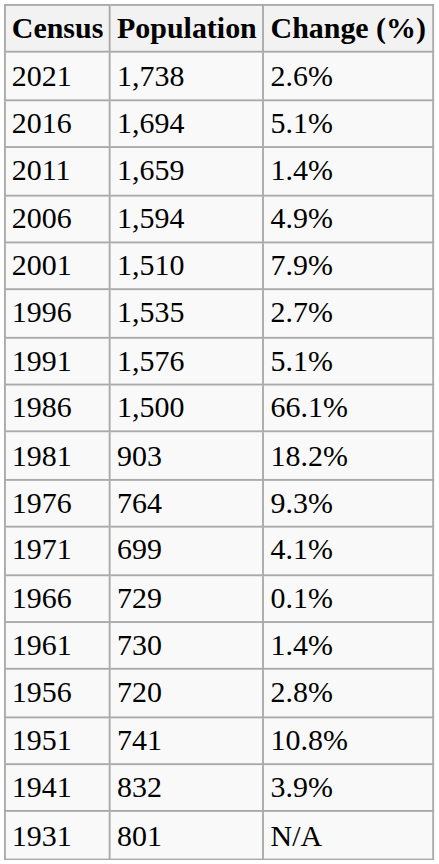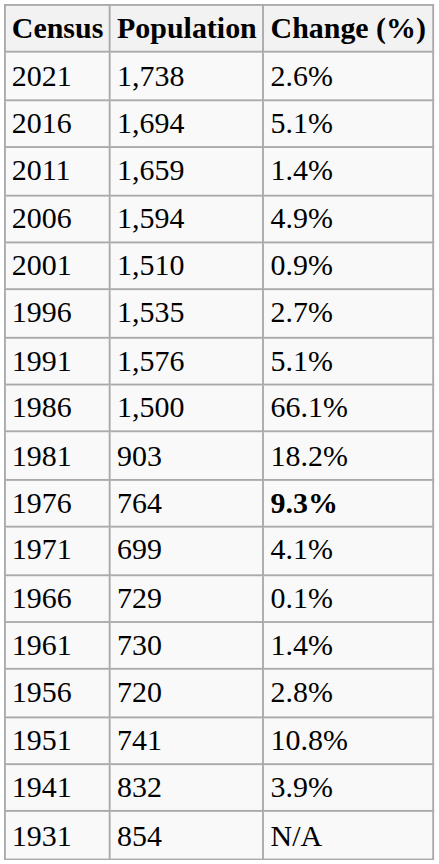(302, 265) 7.9% -> (302, 265) 0.9%
(302, 502) normal -> (304, 502) bold
(140, 834) 801 -> (140, 834) 854
